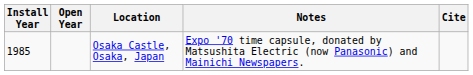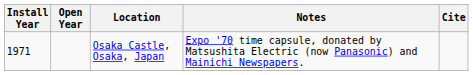(19, 51) 1985 -> (19, 51) 1971
